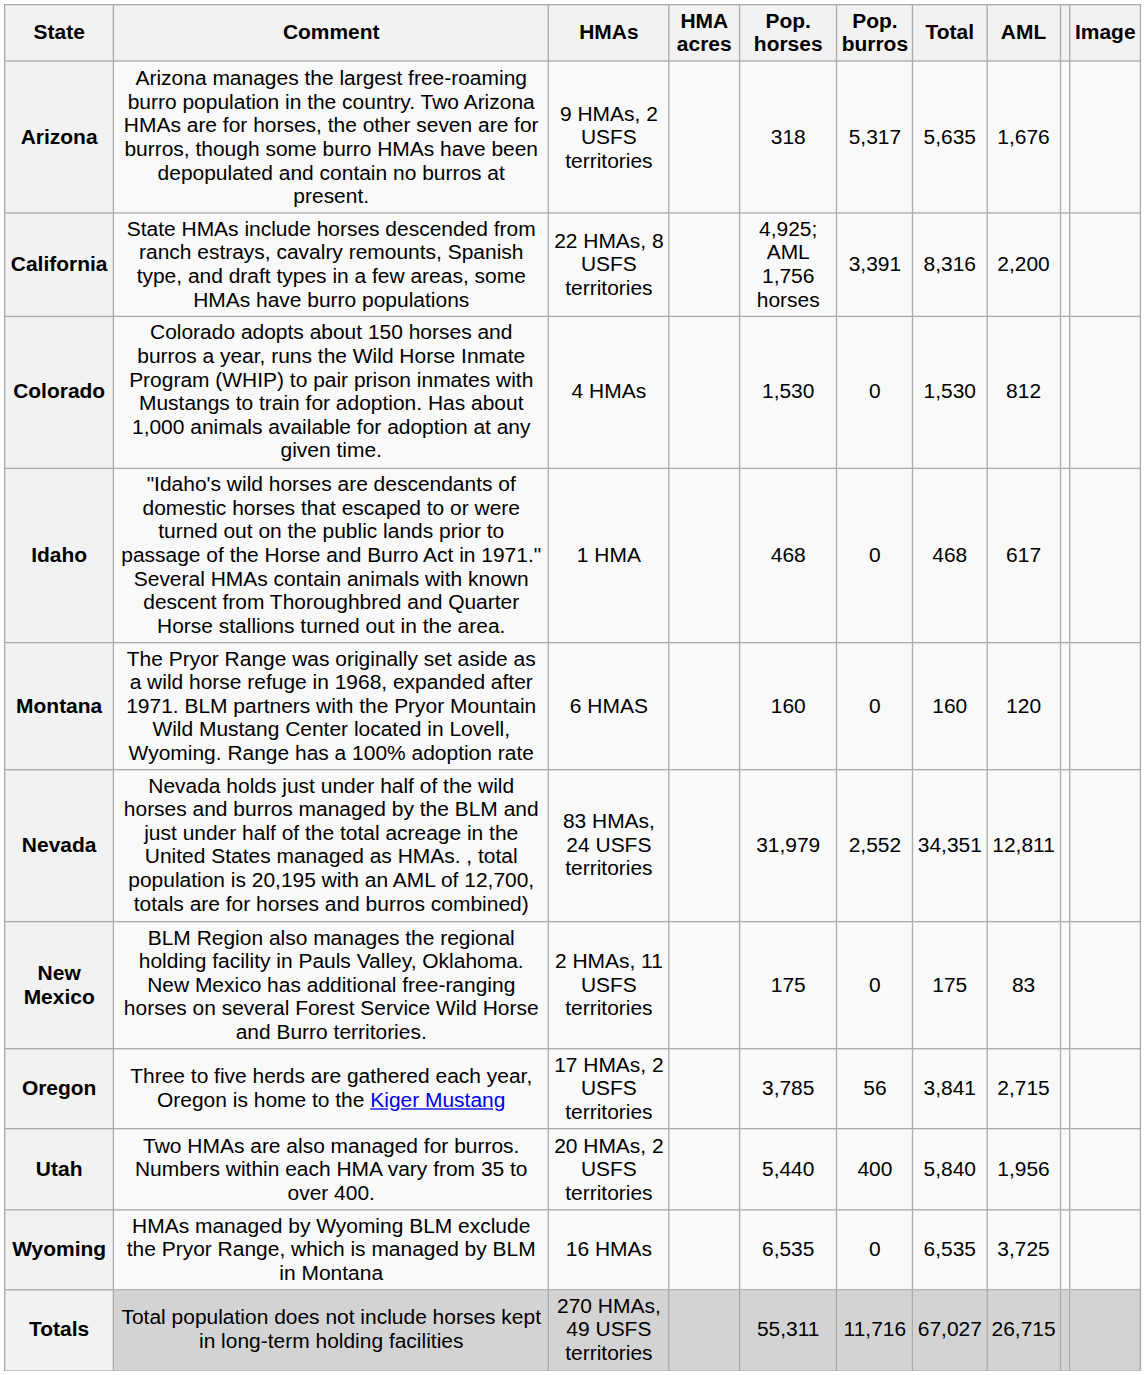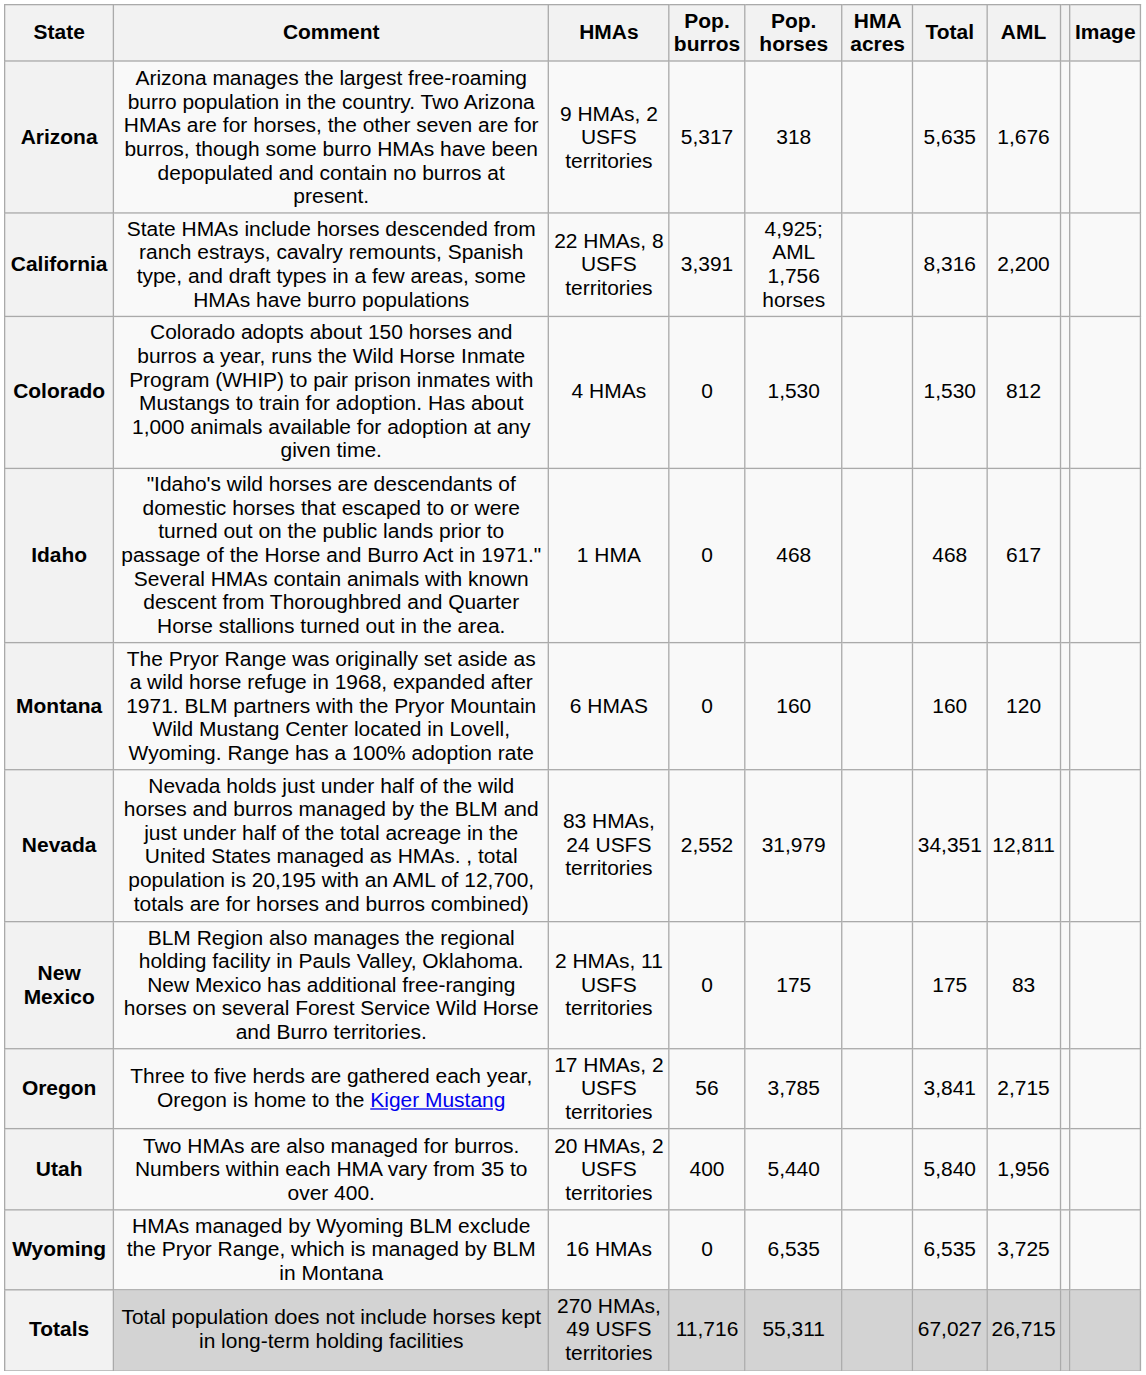columns swapped: (704, 32) <-> (875, 32)
